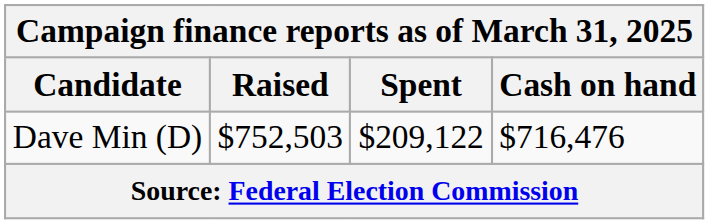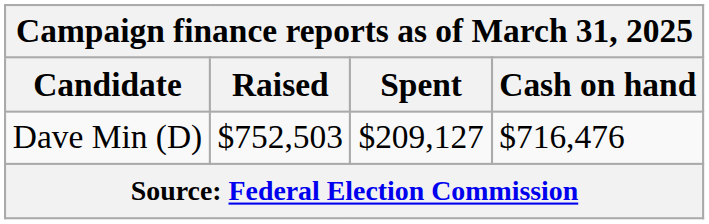(421, 137) $209,122 -> (421, 137) $209,127
